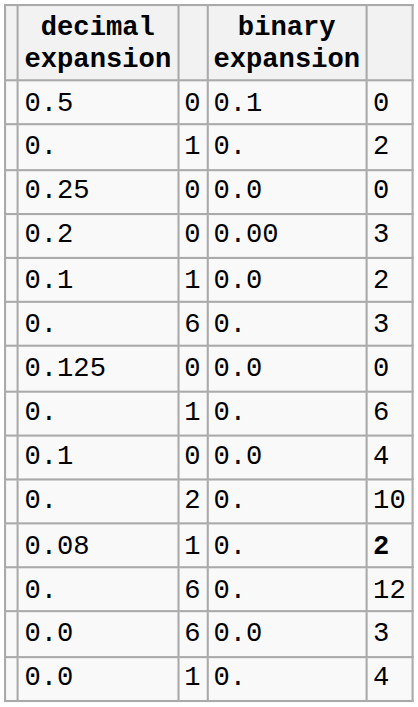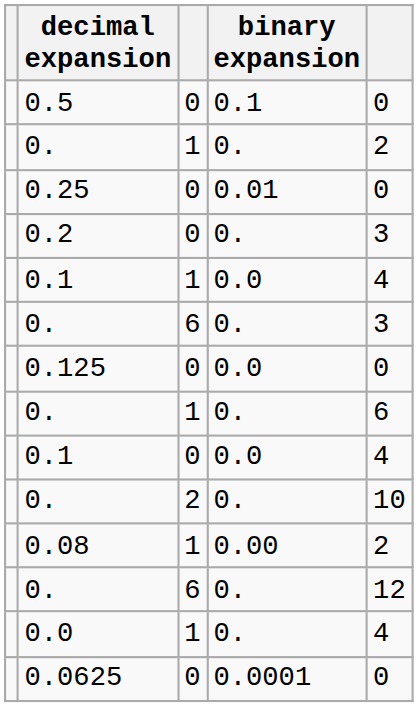(238, 191) 0.0 -> (246, 191) 0.01
(246, 236) 0.00 -> (230, 236) 0.
(381, 280) 2 -> (381, 280) 4
(230, 546) 0. -> (246, 546) 0.00
(381, 546) bold -> (381, 546) normal
- row: (49, 634)
+ row: (73, 678)
